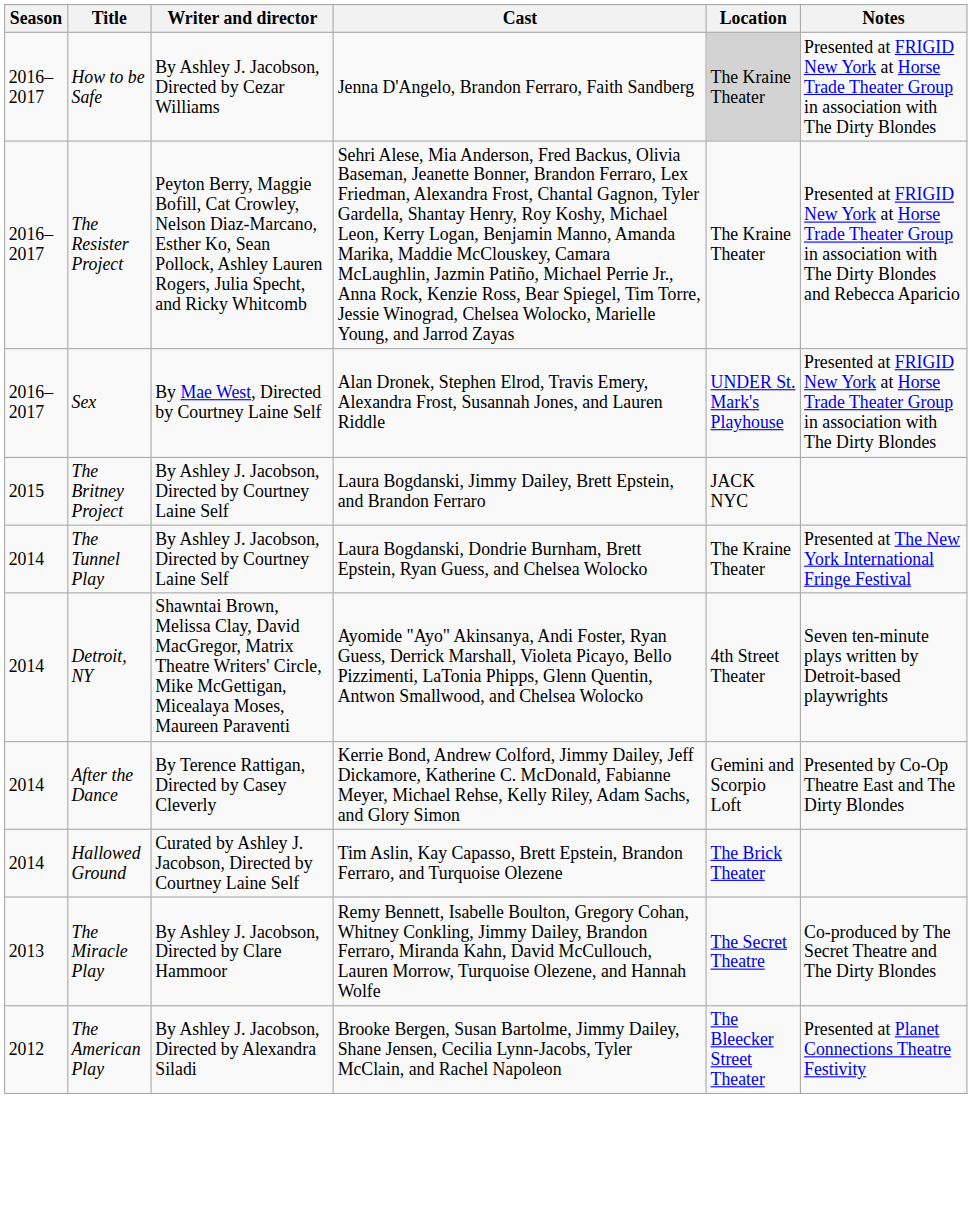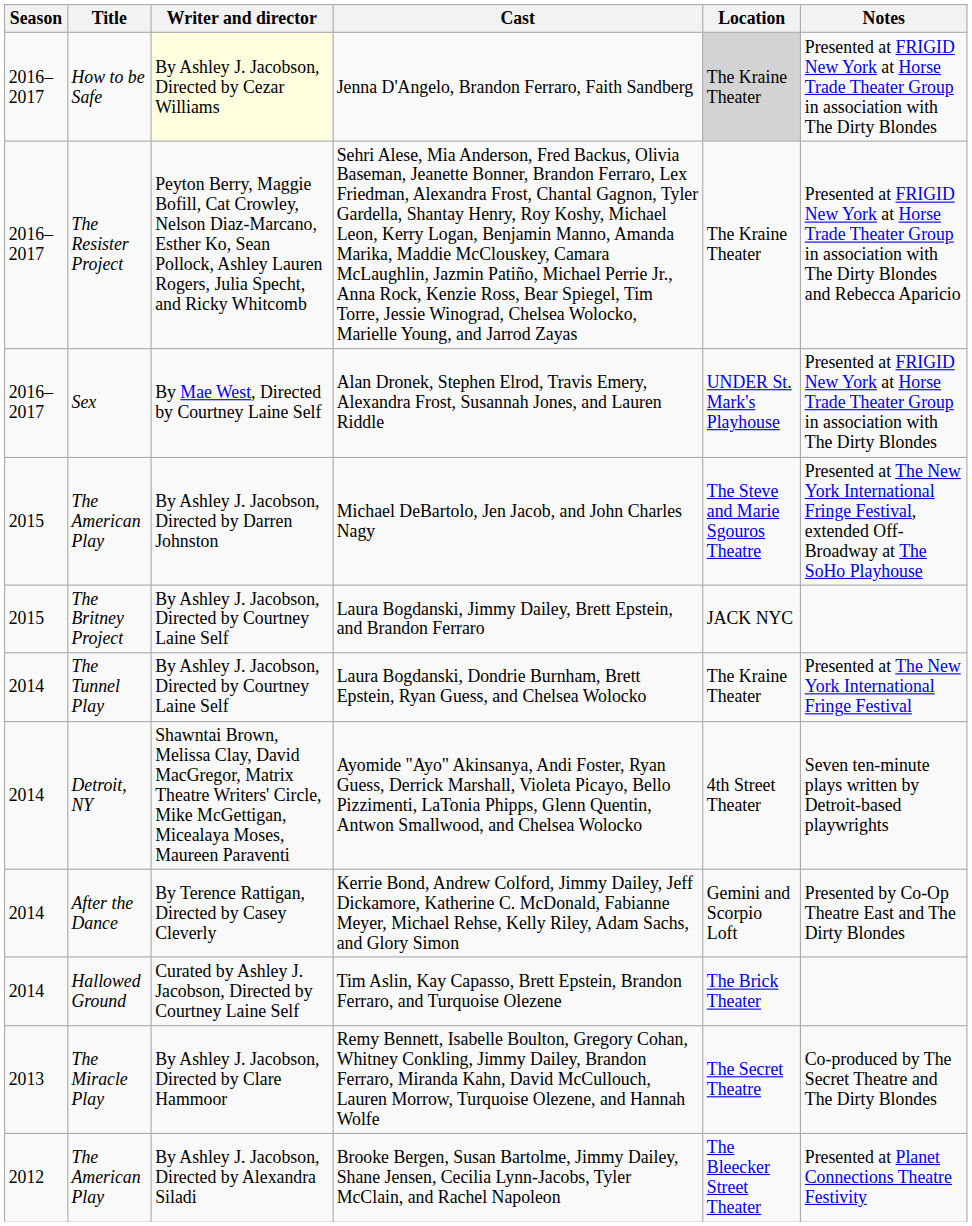(237, 86) no background -> (237, 86) lightyellow background
+ row: (509, 520)
